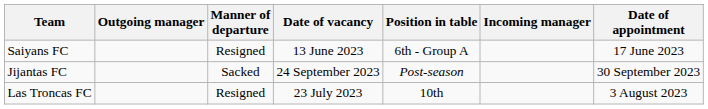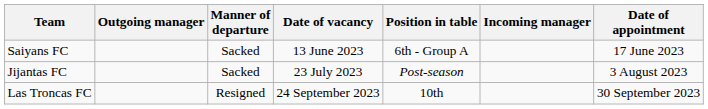(240, 51) Resigned -> (240, 51) Sacked
(328, 72) 24 September 2023 -> (328, 72) 23 July 2023
(649, 72) 30 September 2023 -> (649, 72) 3 August 2023
(328, 93) 23 July 2023 -> (328, 93) 24 September 2023
(649, 93) 3 August 2023 -> (649, 93) 30 September 2023
